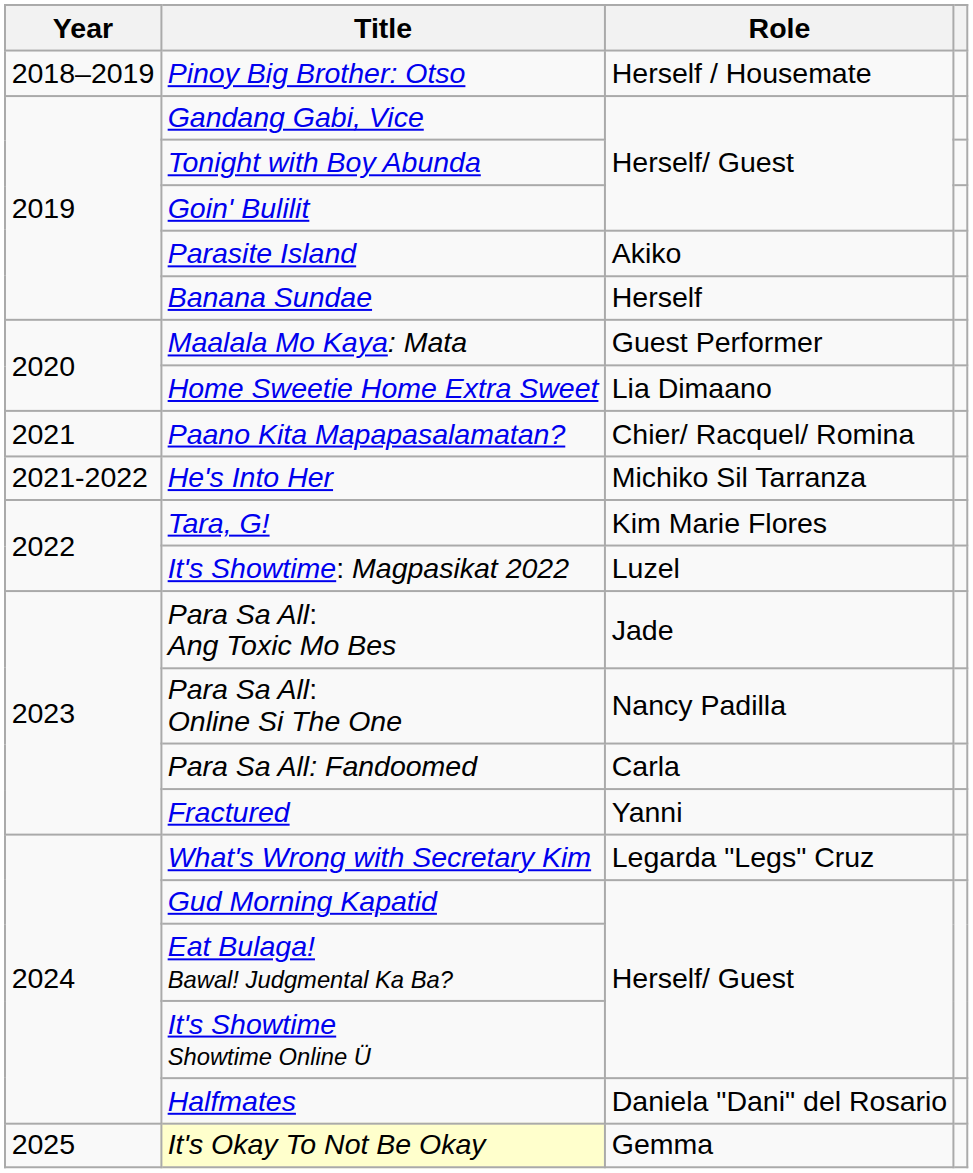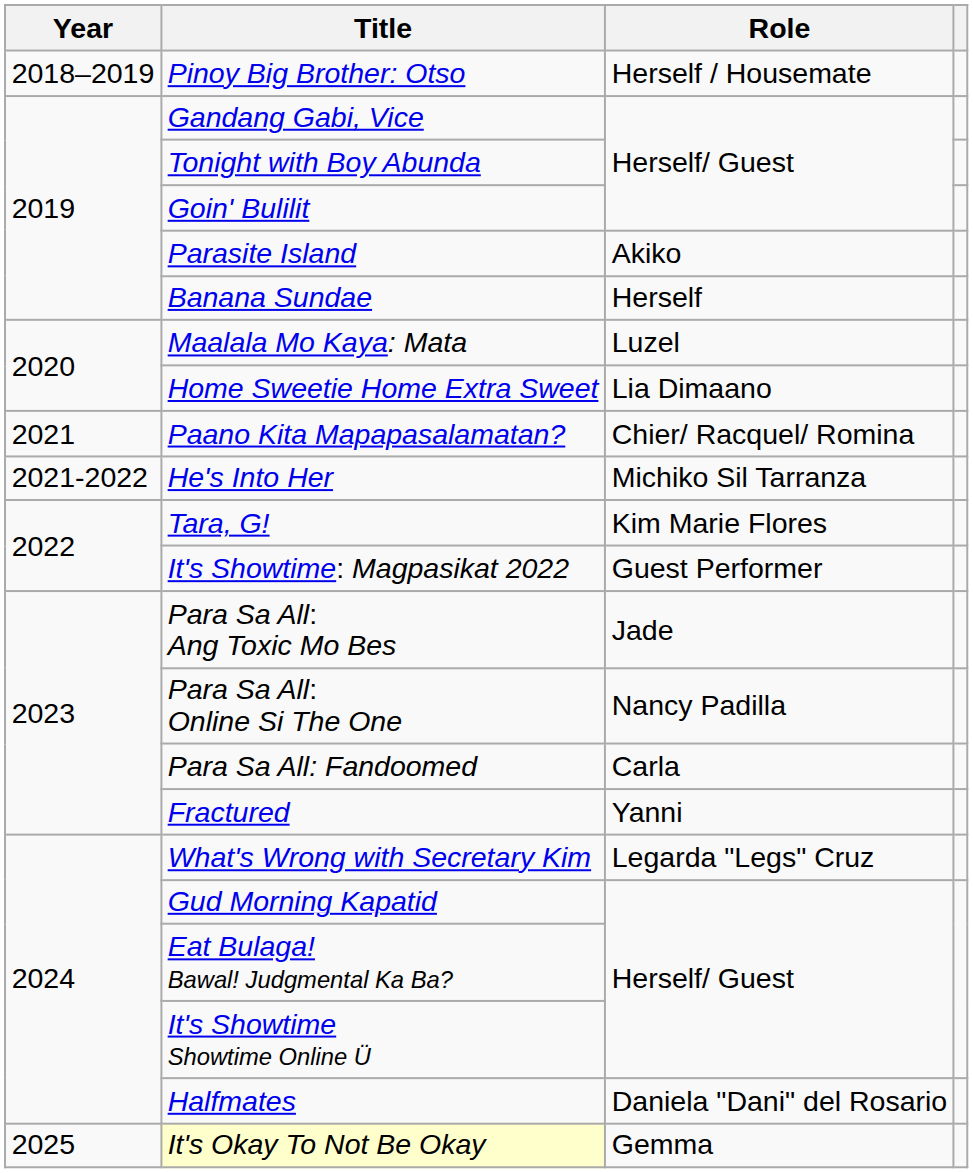(717, 343) Guest Performer -> (646, 343) Luzel
(646, 568) Luzel -> (717, 568) Guest Performer
